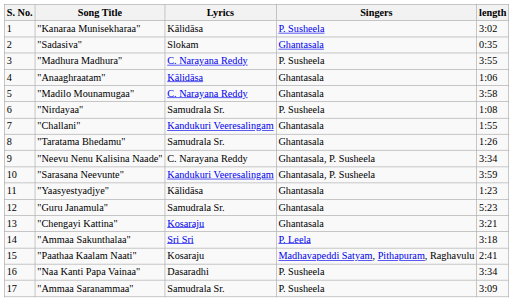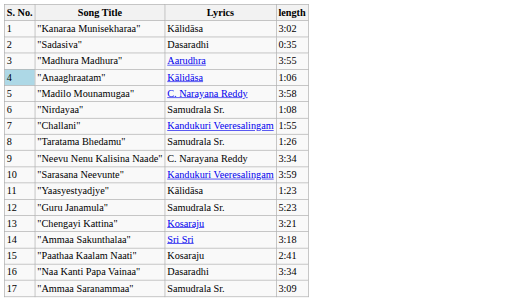- column: (376, 12)
(183, 45) Slokam -> (188, 45) Dasaradhi
(207, 61) C. Narayana Reddy -> (187, 61) Aarudhra
(9, 77) no background -> (9, 77) lightblue background
